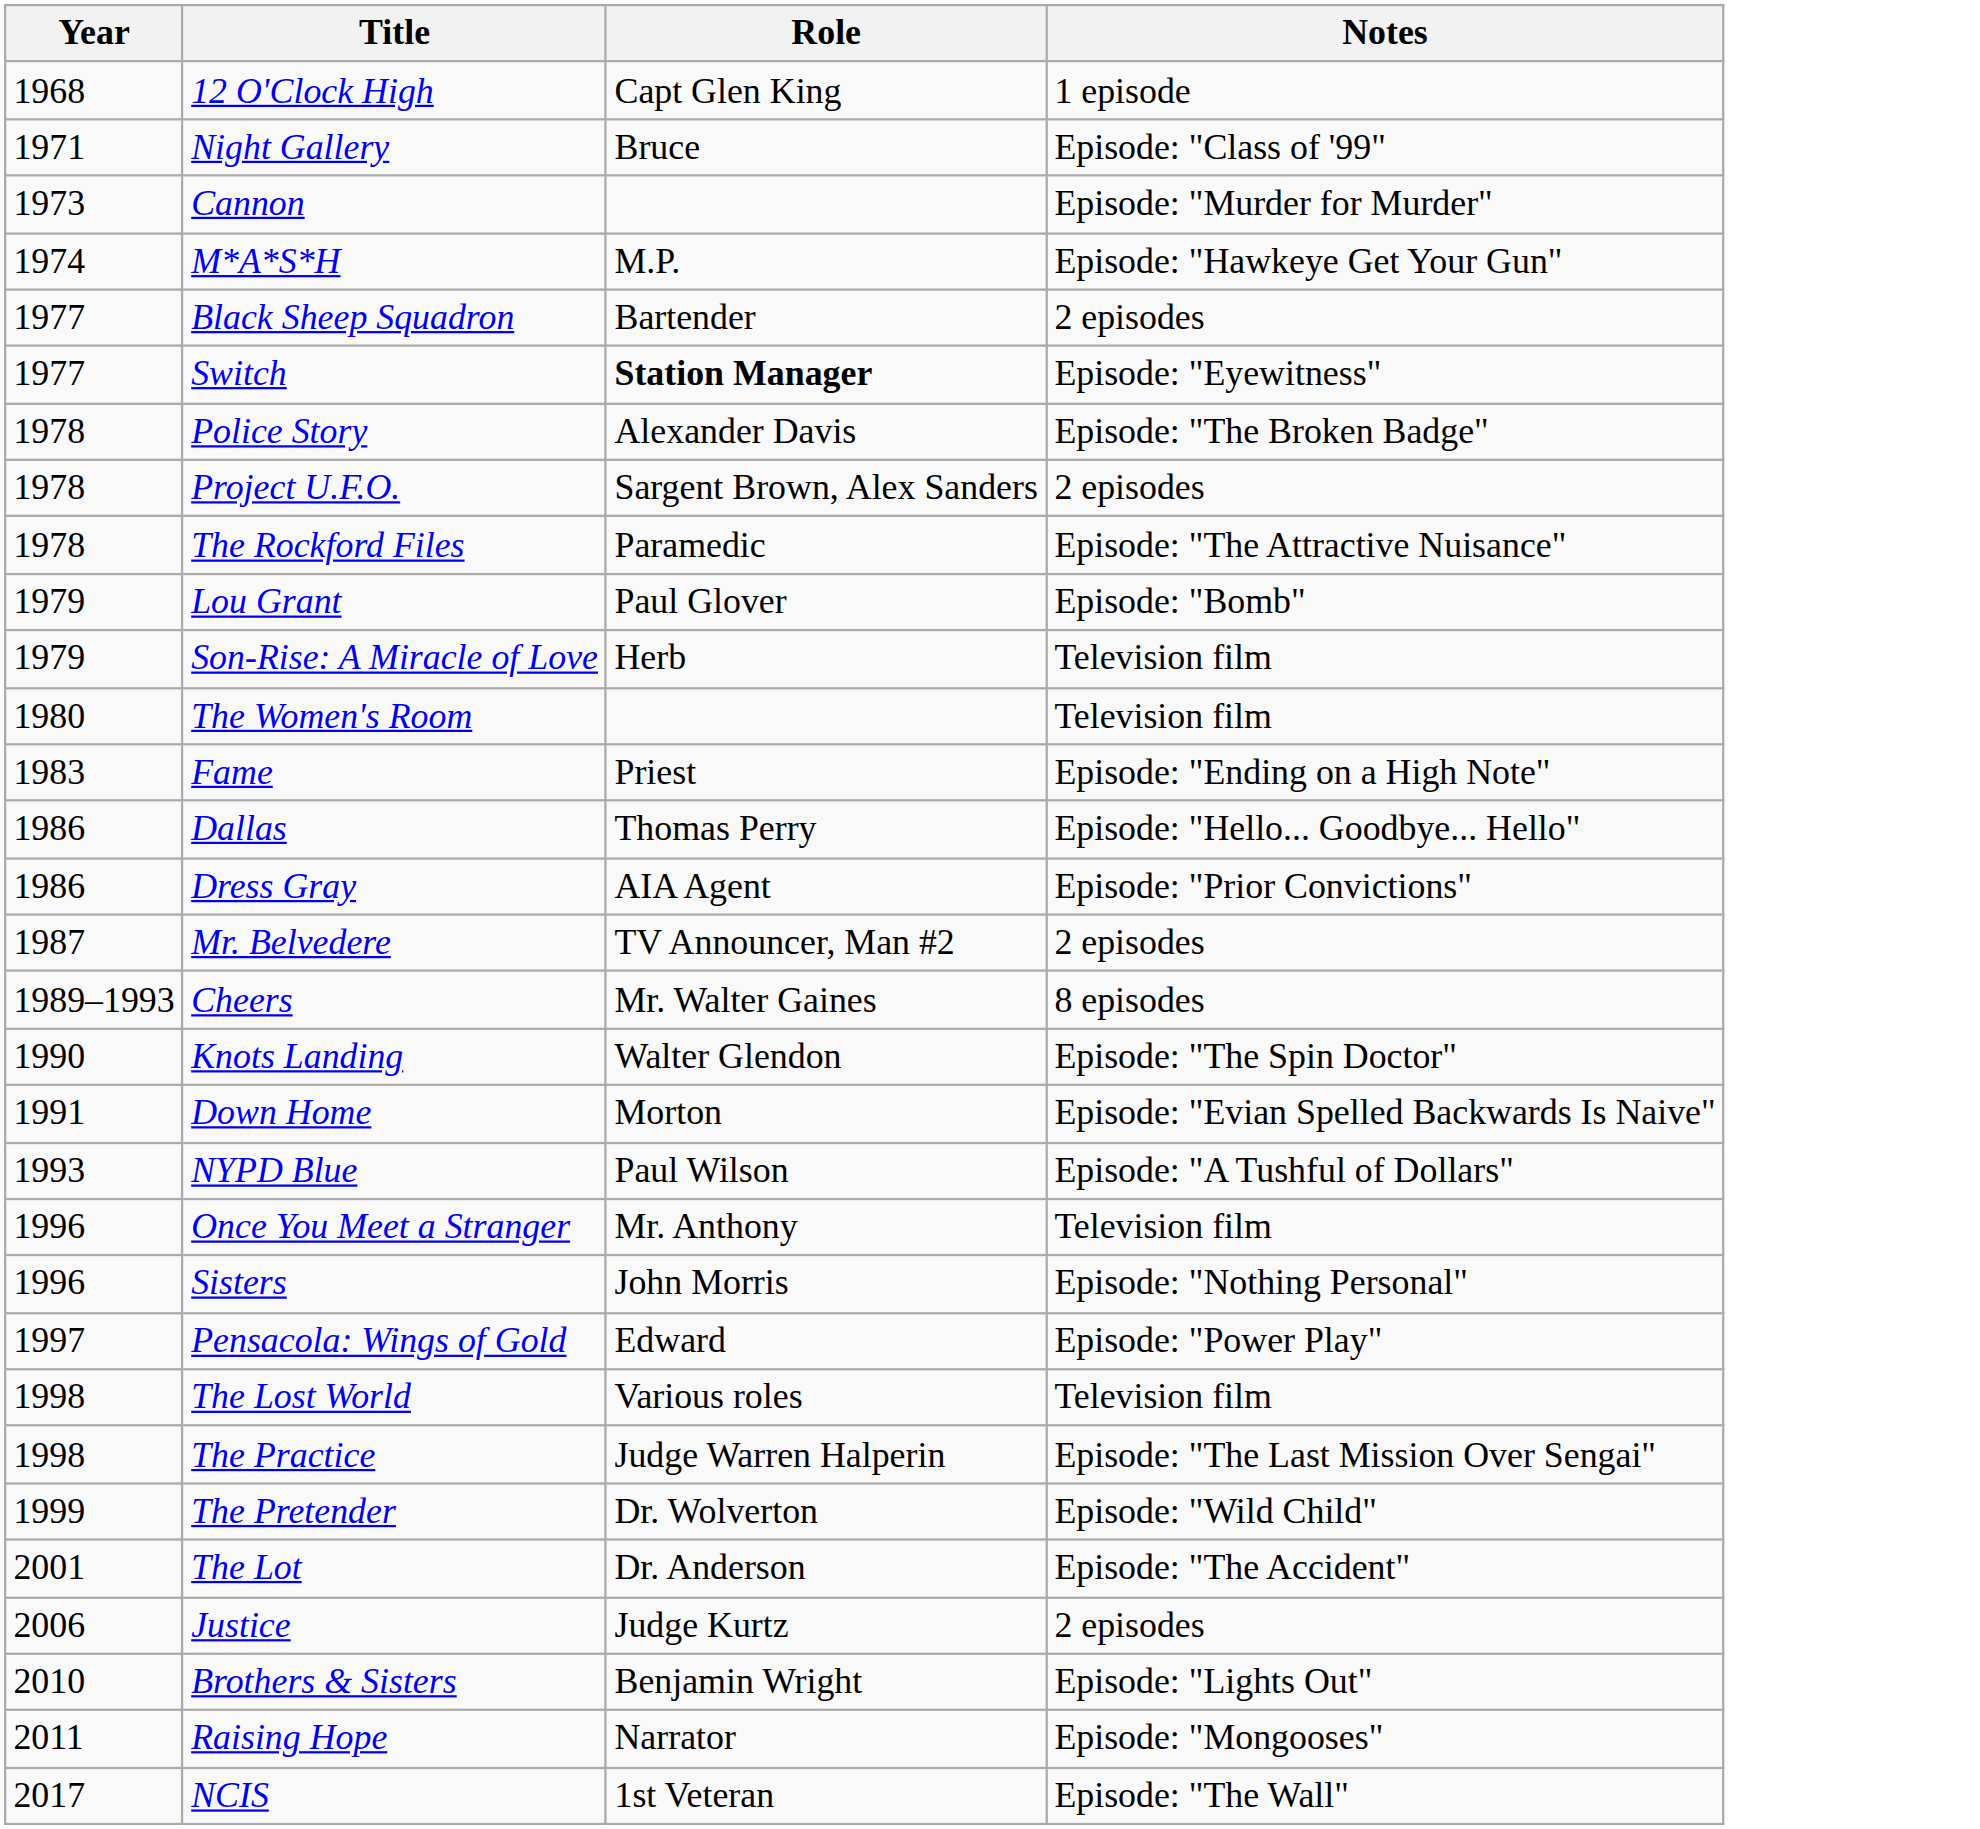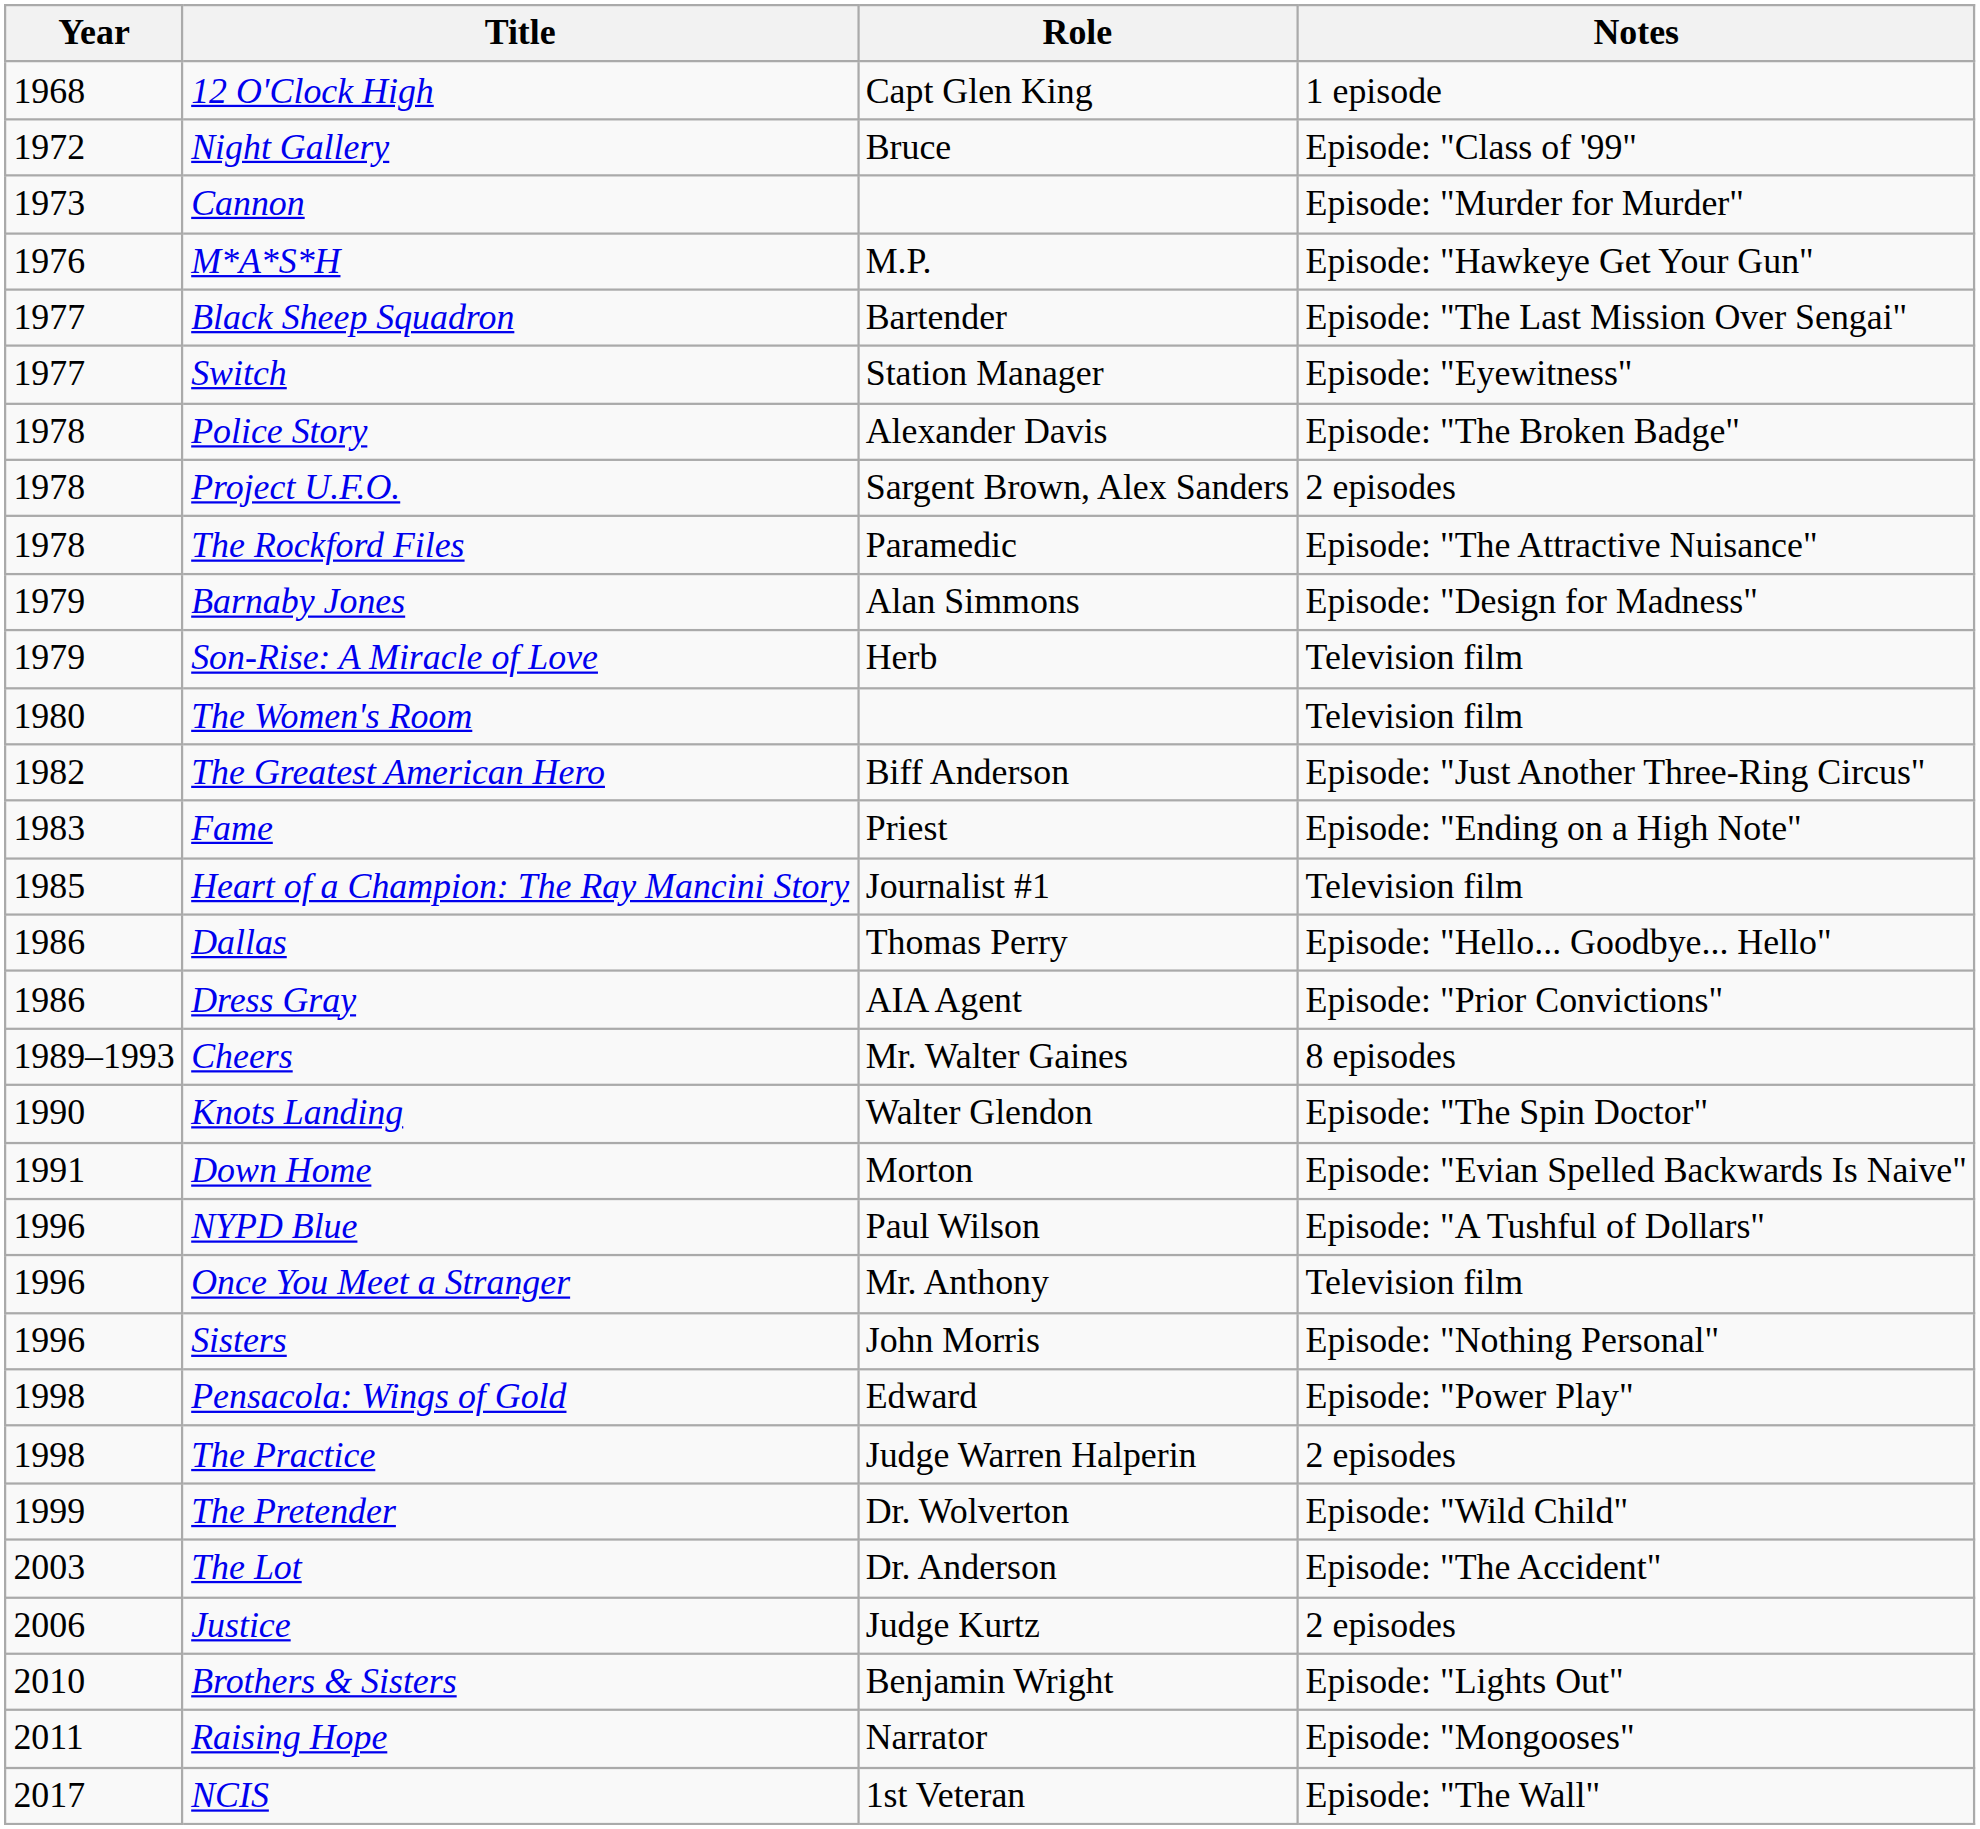(49, 146) 1971 -> (49, 146) 1972
(49, 260) 1974 -> (49, 260) 1976
(1130, 317) 2 episodes -> (1606, 317) Episode: "The Last Mission Over Sengai"
(743, 373) bold -> (985, 373) normal
+ row: (298, 601)
- row: (266, 601)
+ row: (398, 771)
+ row: (520, 885)
- row: (291, 942)
(49, 1169) 1993 -> (49, 1226) 1996
(49, 1340) 1997 -> (49, 1397) 1998
- row: (301, 1397)
(1355, 1453) Episode: "The Last Mission Over Sengai" -> (1381, 1453) 2 episodes
(49, 1567) 2001 -> (49, 1567) 2003
